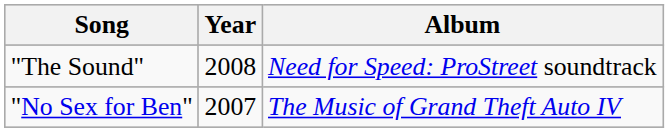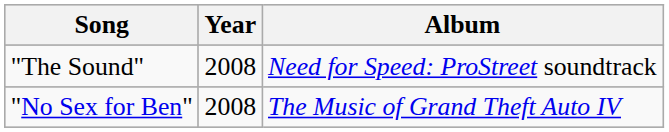(230, 106) 2007 -> (230, 106) 2008
